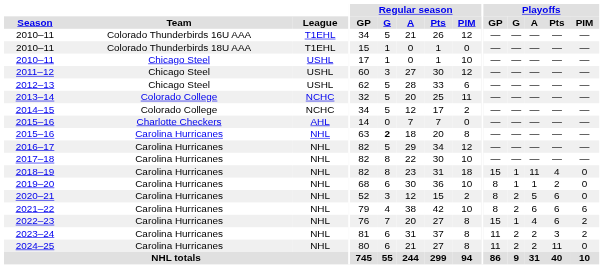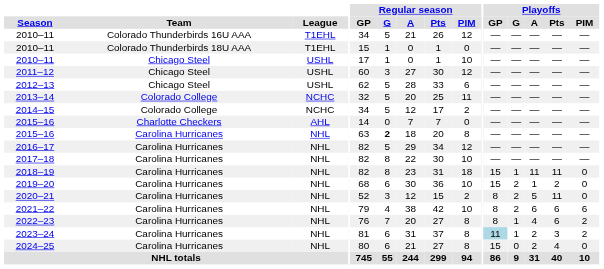(557, 171) 4 -> (557, 171) 11
(495, 183) 8 -> (495, 183) 15
(516, 183) 1 -> (516, 183) 2
(557, 196) 6 -> (557, 196) 11
(495, 221) 15 -> (495, 221) 8
(495, 233) no background -> (495, 233) lightblue background
(516, 233) 2 -> (516, 233) 1
(495, 245) 11 -> (495, 245) 15
(516, 245) 2 -> (516, 245) 0
(557, 245) 11 -> (557, 245) 4
